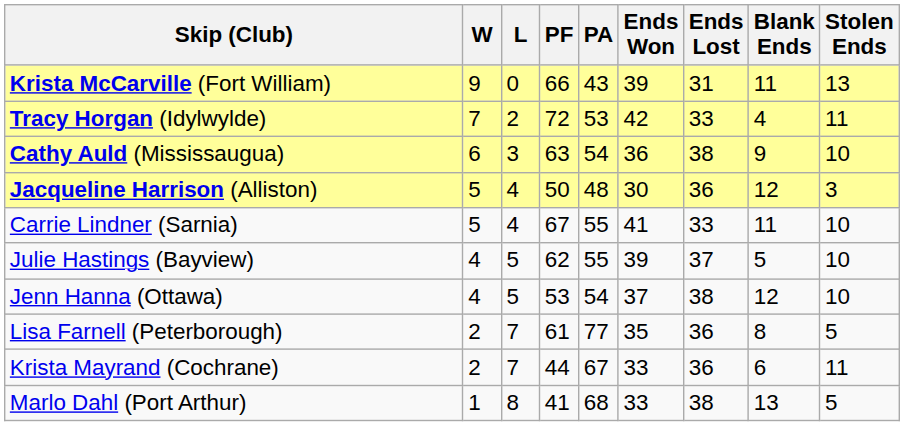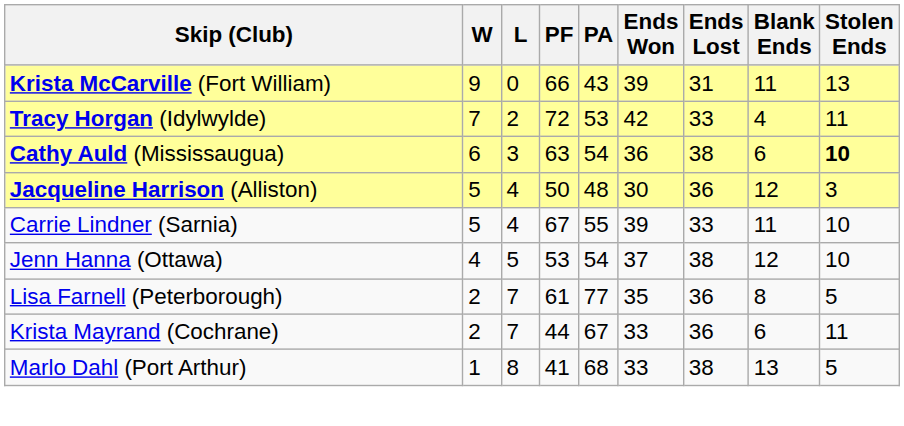(760, 154) 9 -> (760, 154) 6
(838, 154) normal -> (838, 154) bold
(636, 225) 41 -> (636, 225) 39
- row: (132, 260)
